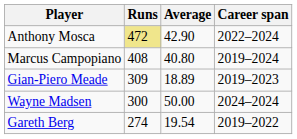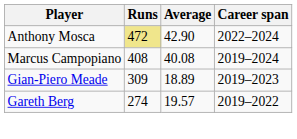(179, 58) 40.80 -> (179, 58) 40.08
- row: (50, 101)
(179, 123) 19.54 -> (179, 101) 19.57
